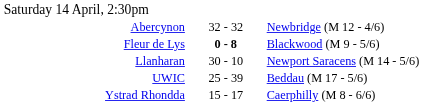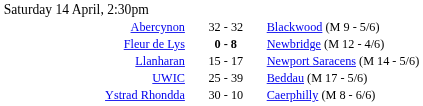(325, 27) Newbridge (M 12 - 4/6) -> (323, 27) Blackwood (M 9 - 5/6)
(323, 44) Blackwood (M 9 - 5/6) -> (325, 44) Newbridge (M 12 - 4/6)
(226, 61) 30 - 10 -> (226, 61) 15 - 17
(226, 95) 15 - 17 -> (226, 95) 30 - 10
